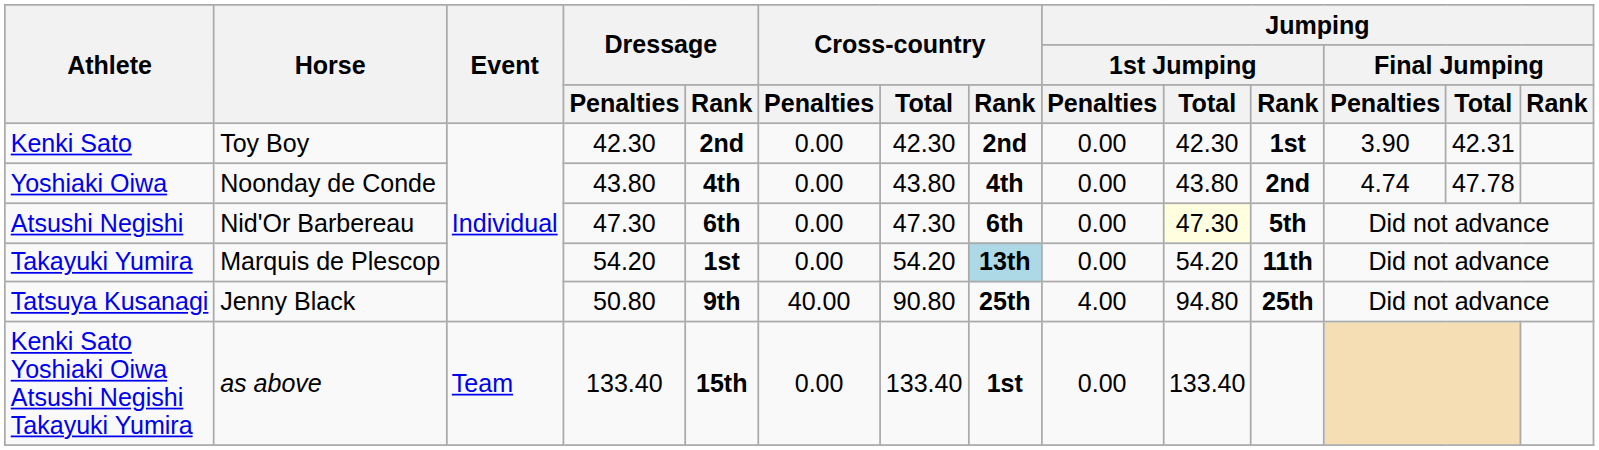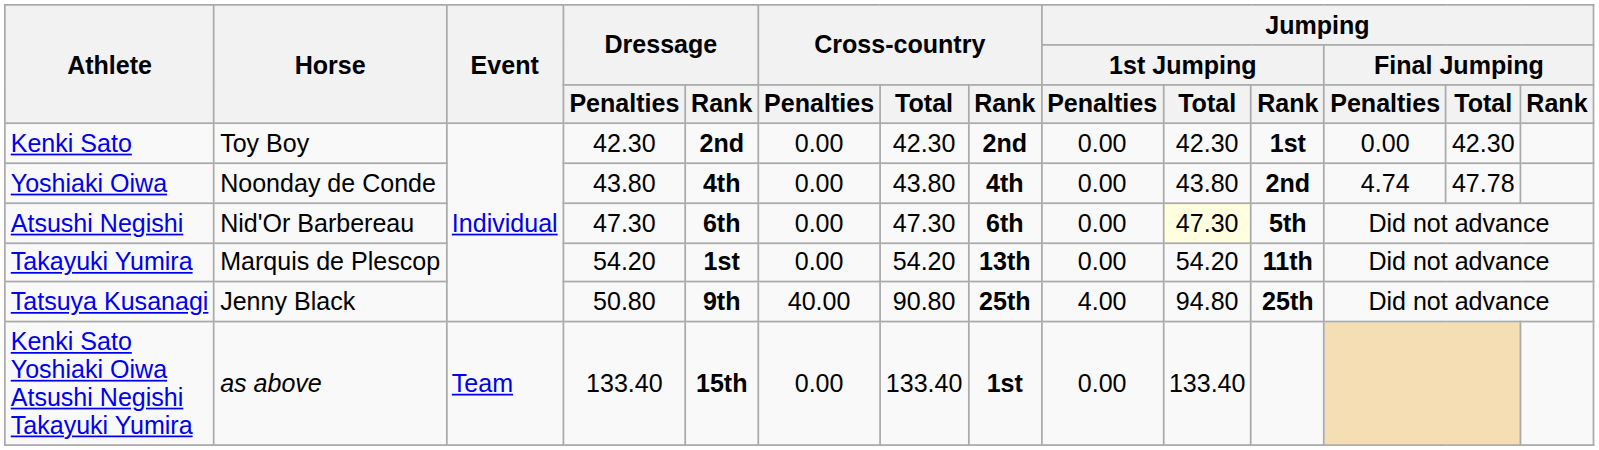(1385, 144) 3.90 -> (1385, 144) 0.00
(1483, 144) 42.31 -> (1483, 144) 42.30
(1005, 263) lightblue background -> (1005, 263) no background
